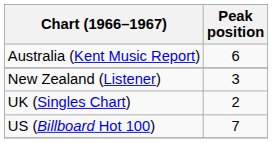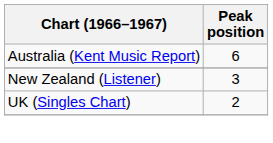- row: (81, 126)
